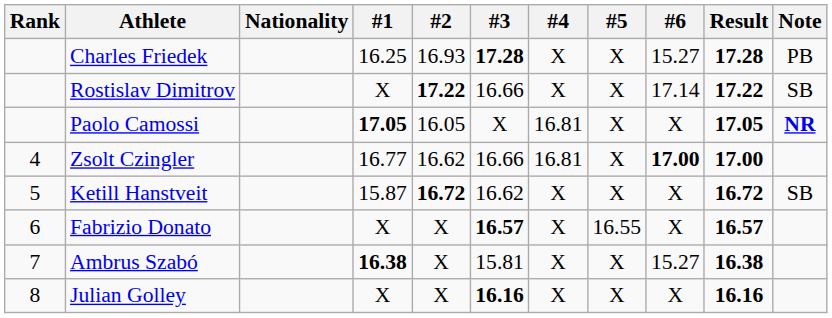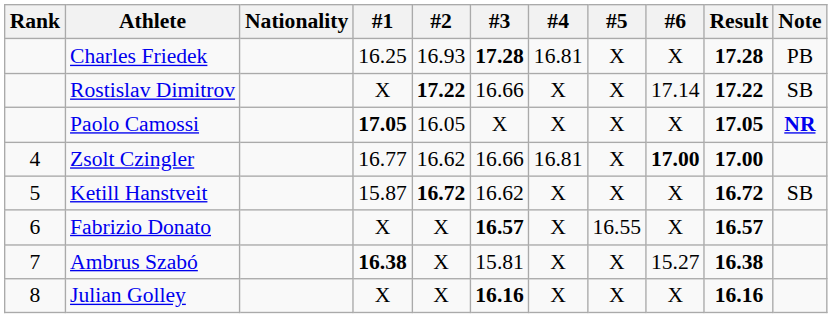(558, 55) X -> (558, 55) 16.81
(675, 55) 15.27 -> (675, 55) X
(558, 124) 16.81 -> (558, 124) X
